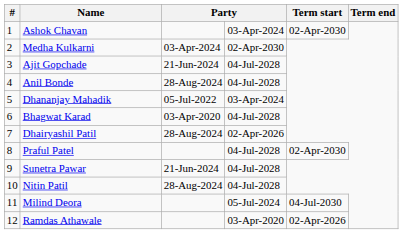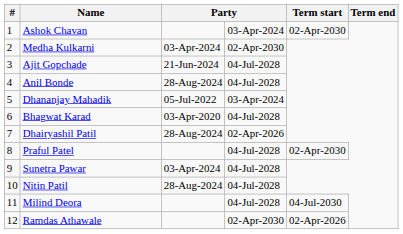(191, 168) 21-Jun-2024 -> (192, 168) 03-Apr-2024
(254, 202) 05-Jul-2024 -> (254, 202) 04-Jul-2028
(256, 220) 03-Apr-2020 -> (256, 220) 02-Apr-2030
